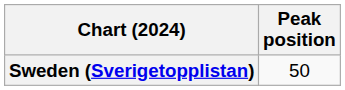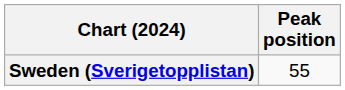(299, 70) 50 -> (299, 70) 55
